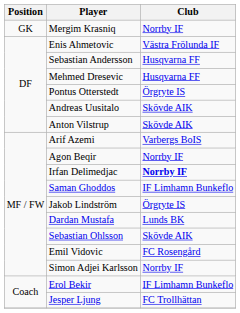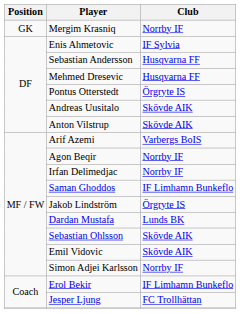(181, 44) Västra Frölunda IF -> (161, 44) IF Sylvia
(165, 172) bold -> (163, 172) normal
(171, 252) FC Rosengård -> (168, 252) Skövde AIK
